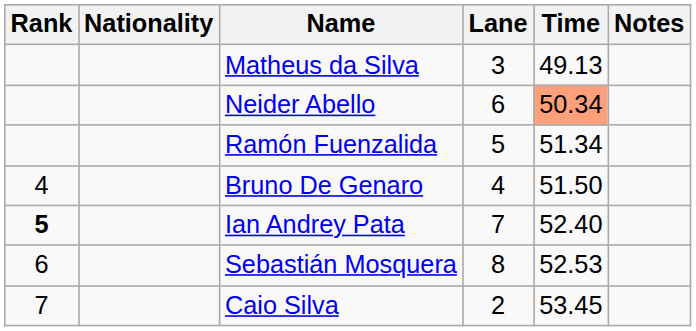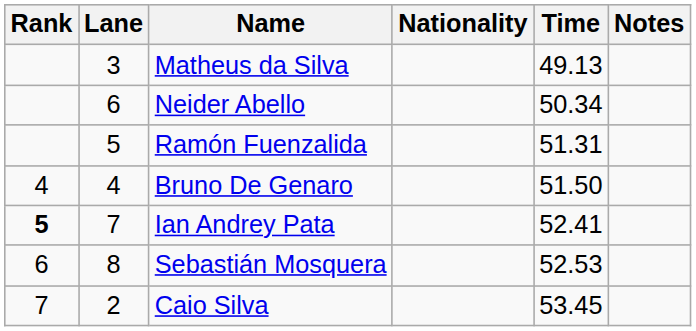columns swapped: (498, 24) <-> (149, 24)
(571, 104) lightsalmon background -> (571, 104) no background
(571, 144) 51.34 -> (571, 144) 51.31
(571, 225) 52.40 -> (571, 225) 52.41
